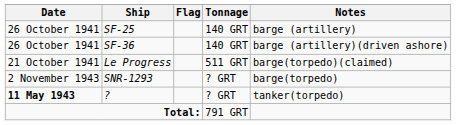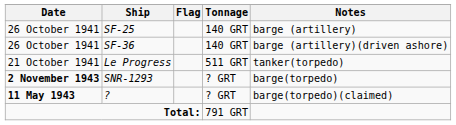(323, 62) barge(torpedo)(claimed) -> (299, 62) tanker(torpedo)
(53, 79) normal -> (53, 79) bold
(299, 95) tanker(torpedo) -> (323, 95) barge(torpedo)(claimed)
